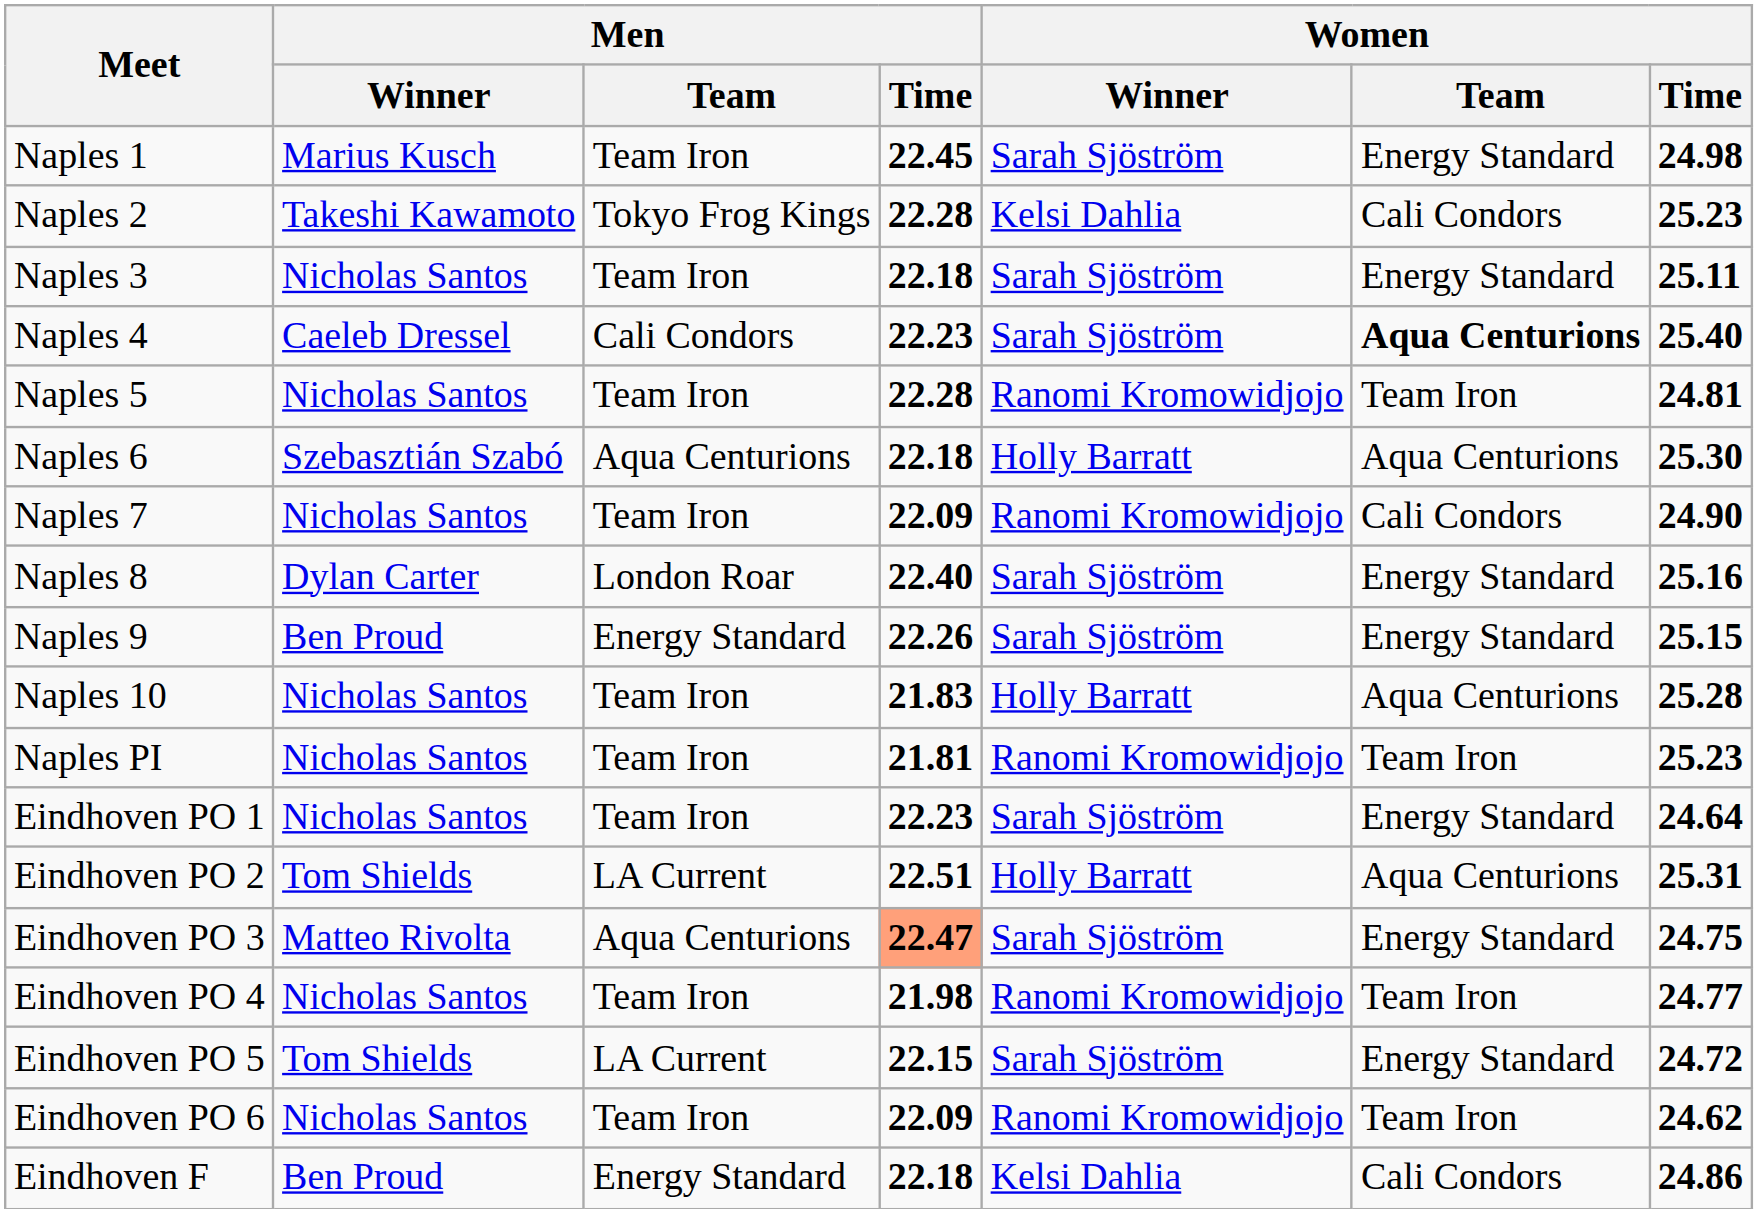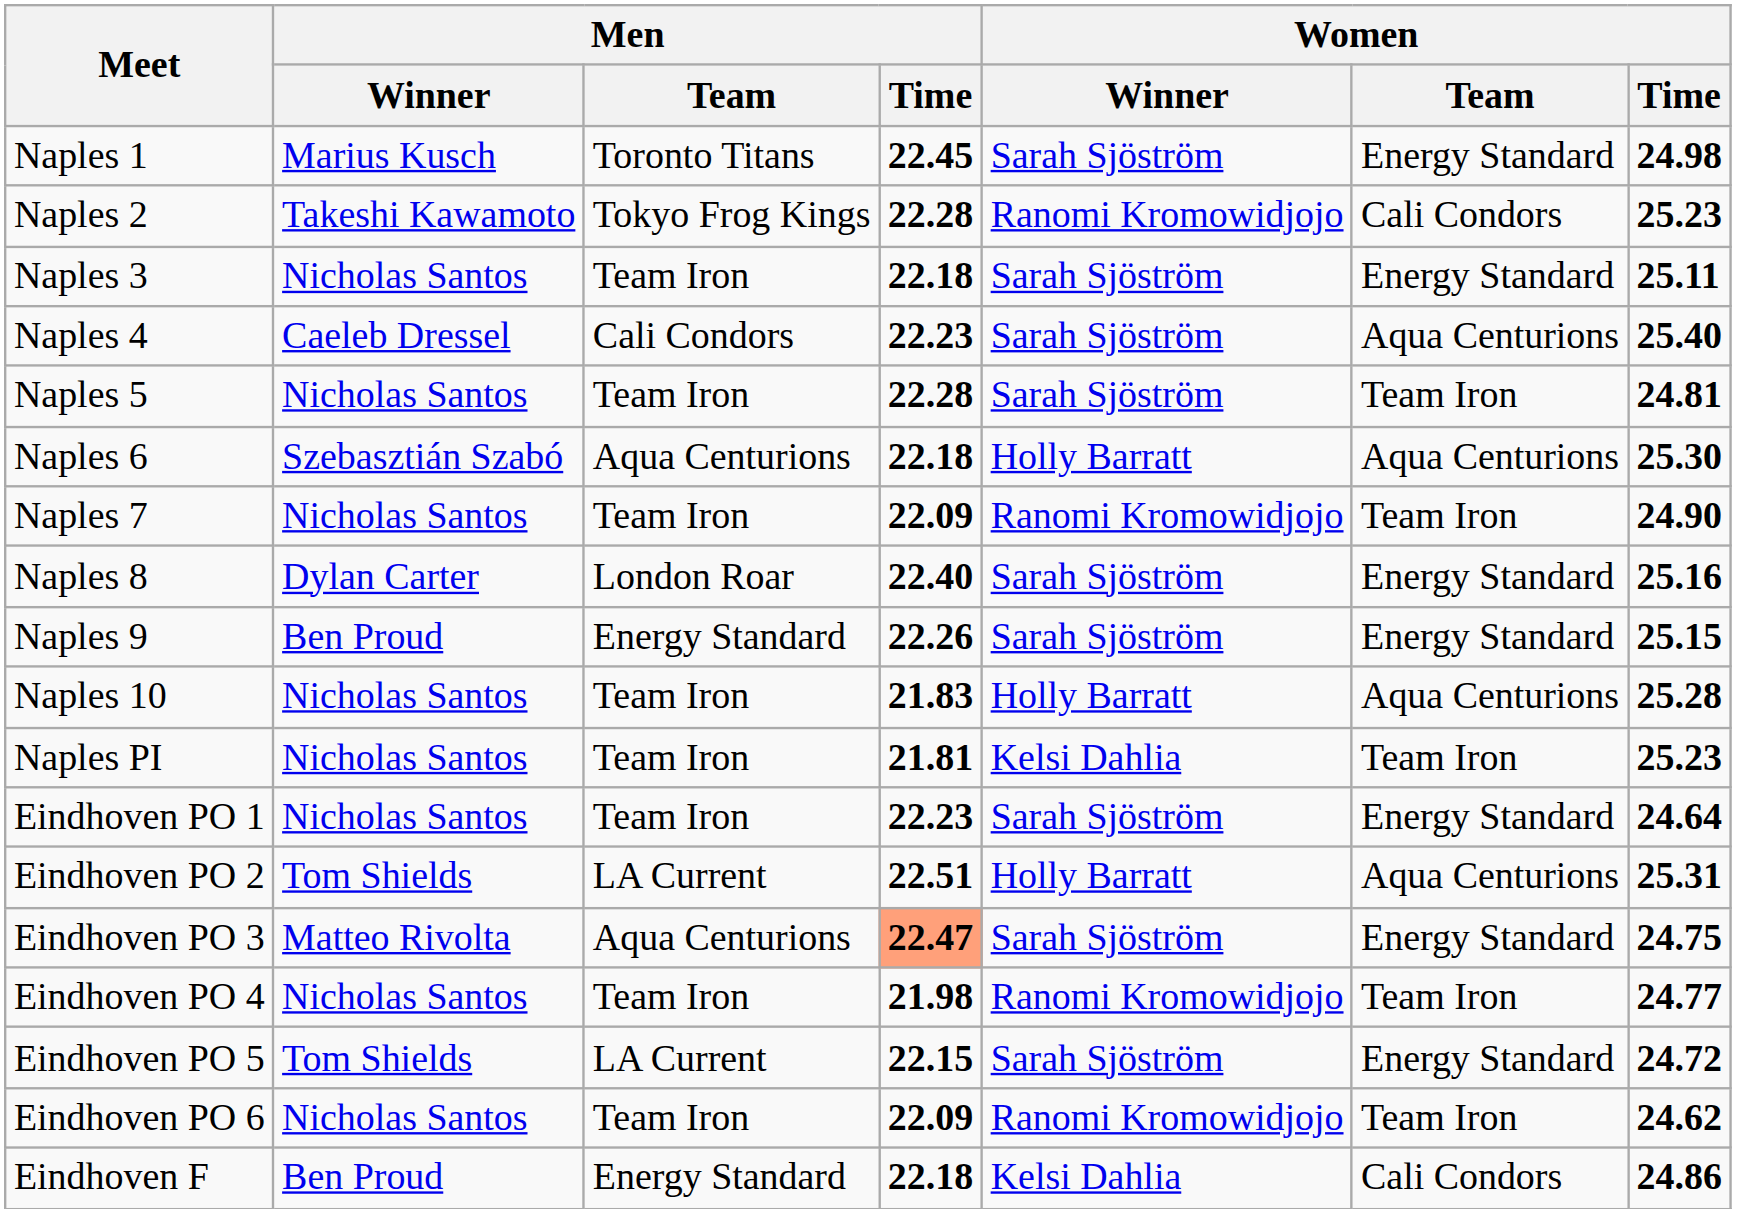(671, 154) Team Iron -> (704, 154) Toronto Titans
(1086, 214) Kelsi Dahlia -> (1167, 214) Ranomi Kromowidjojo
(1501, 335) bold -> (1490, 335) normal
(1167, 395) Ranomi Kromowidjojo -> (1107, 395) Sarah Sjöström
(1462, 515) Cali Condors -> (1439, 515) Team Iron
(1167, 756) Ranomi Kromowidjojo -> (1086, 756) Kelsi Dahlia
